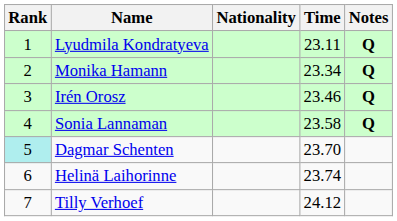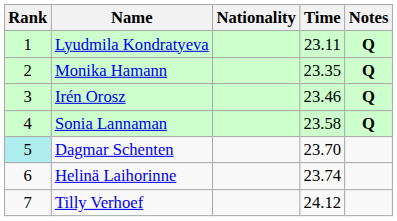(322, 70) 23.34 -> (322, 70) 23.35
